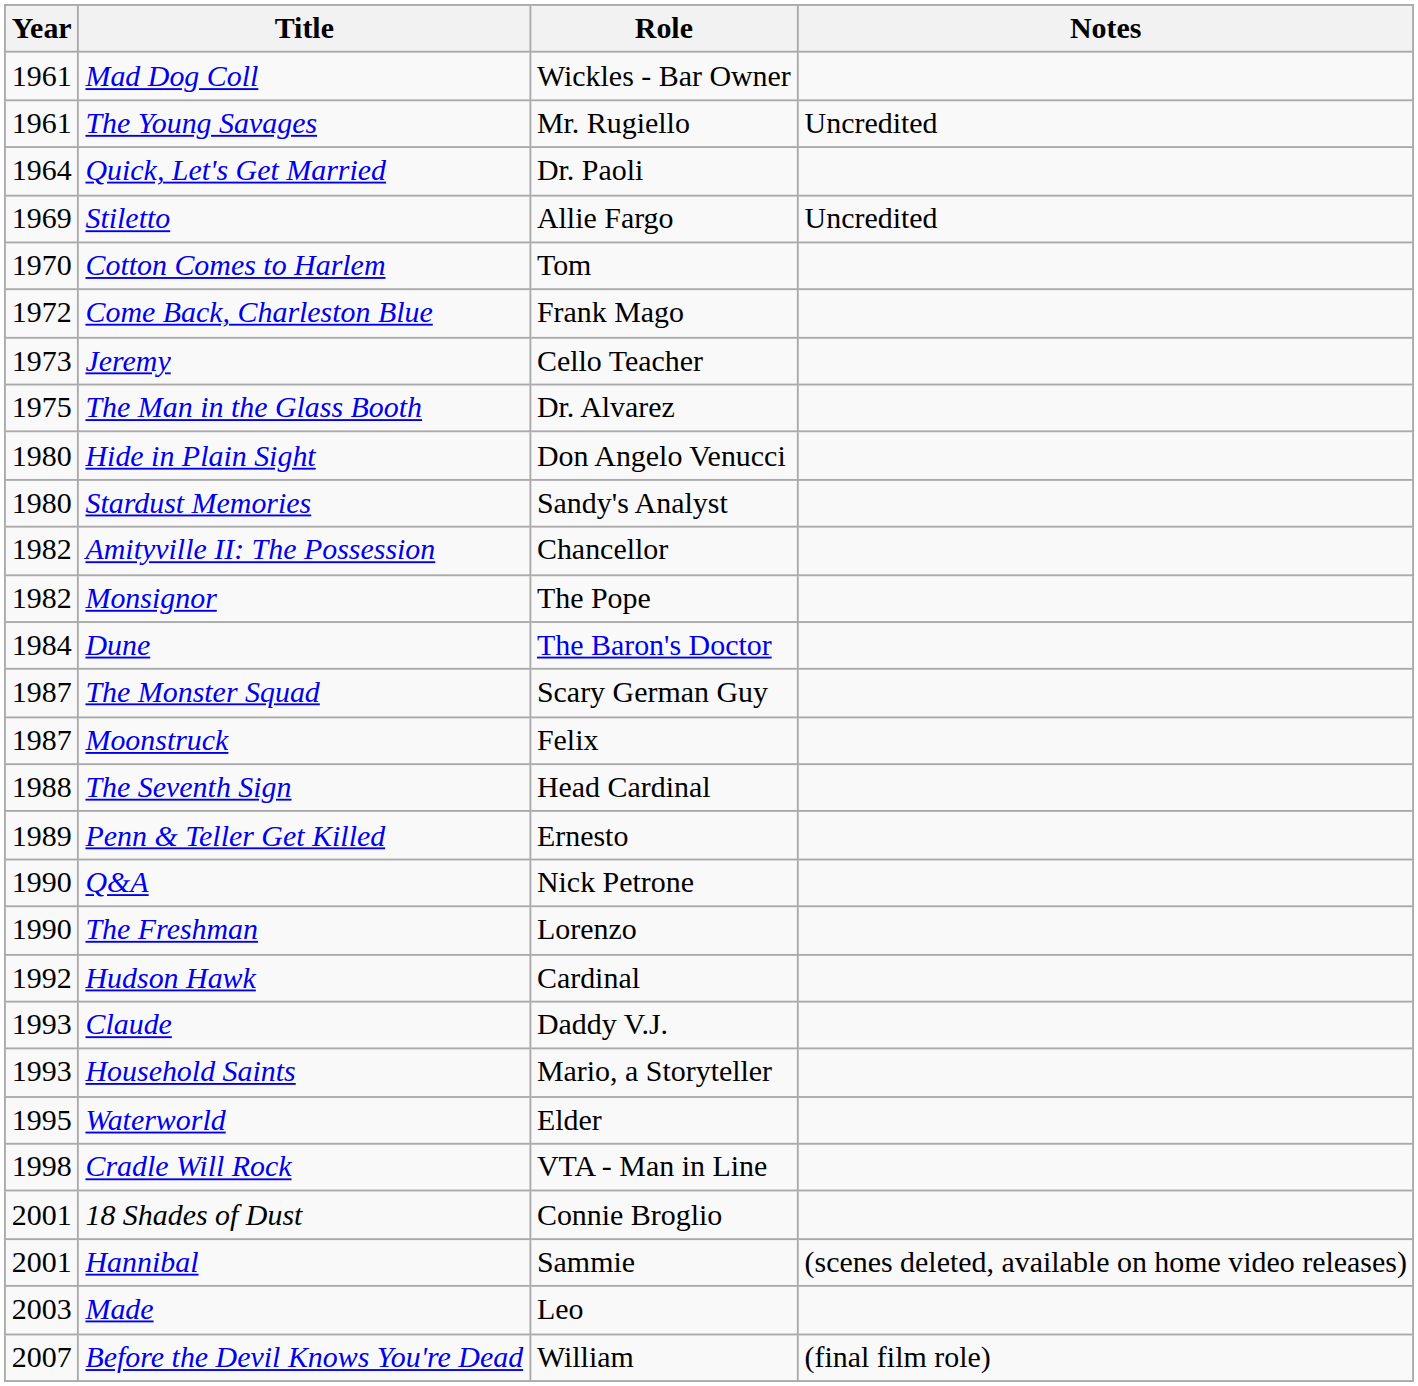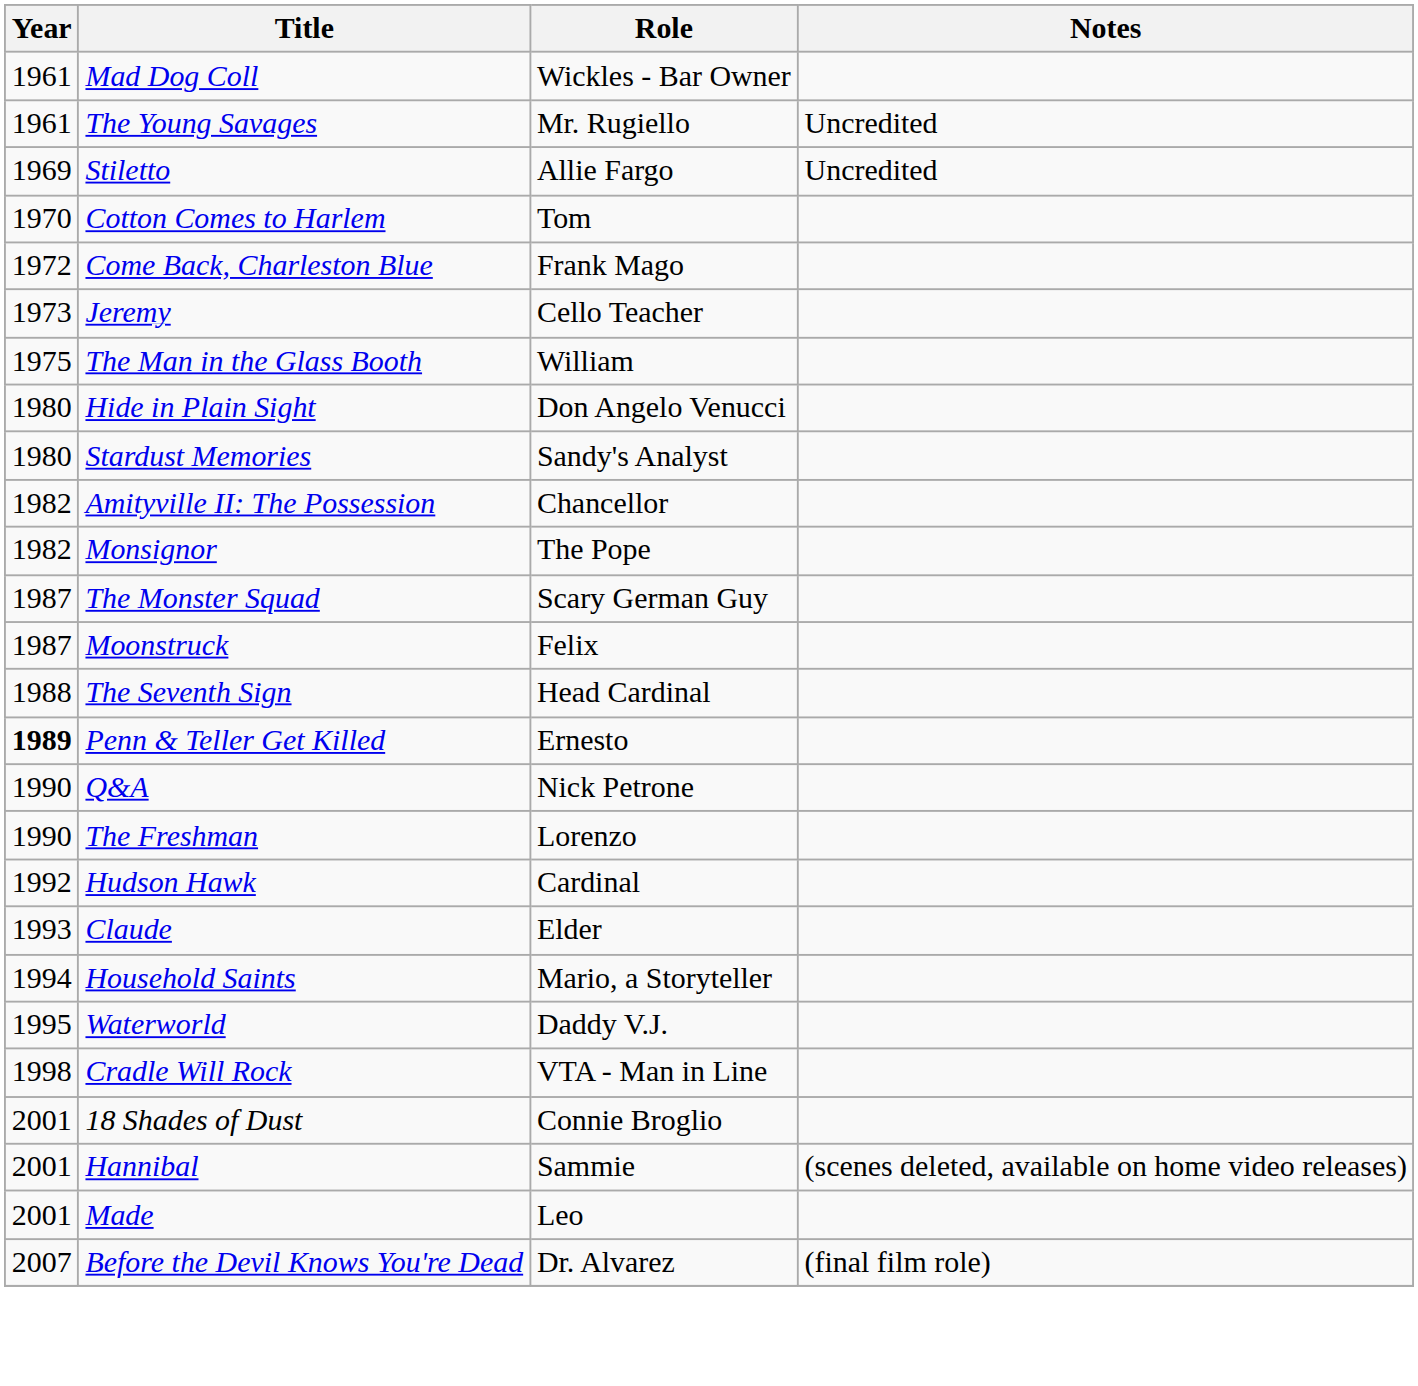- row: (236, 170)
(606, 407) Dr. Alvarez -> (585, 360) William
- row: (118, 645)
(42, 834) normal -> (42, 739) bold
(602, 1024) Daddy V.J. -> (569, 929) Elder
(42, 1072) 1993 -> (42, 977) 1994
(569, 1119) Elder -> (602, 1024) Daddy V.J.
(42, 1309) 2003 -> (42, 1214) 2001
(585, 1356) William -> (606, 1261) Dr. Alvarez
